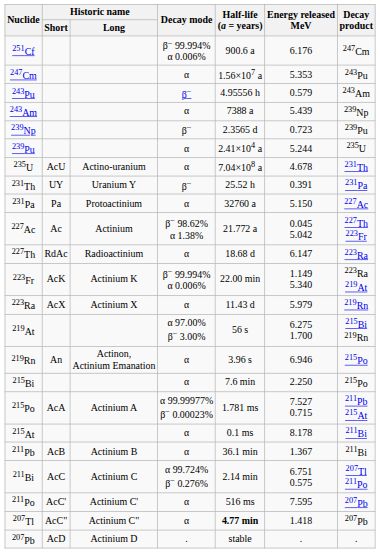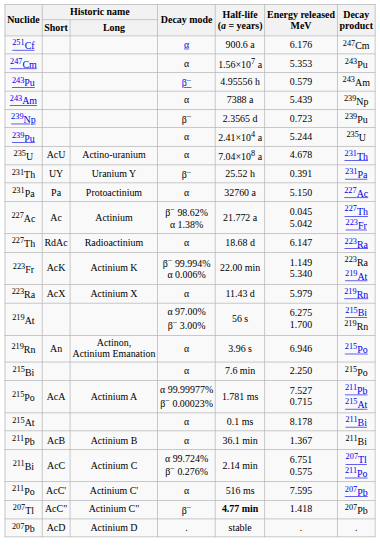(187, 50) β− 99.994% α 0.006% -> (187, 45) α
(187, 520) α -> (187, 509) β−
